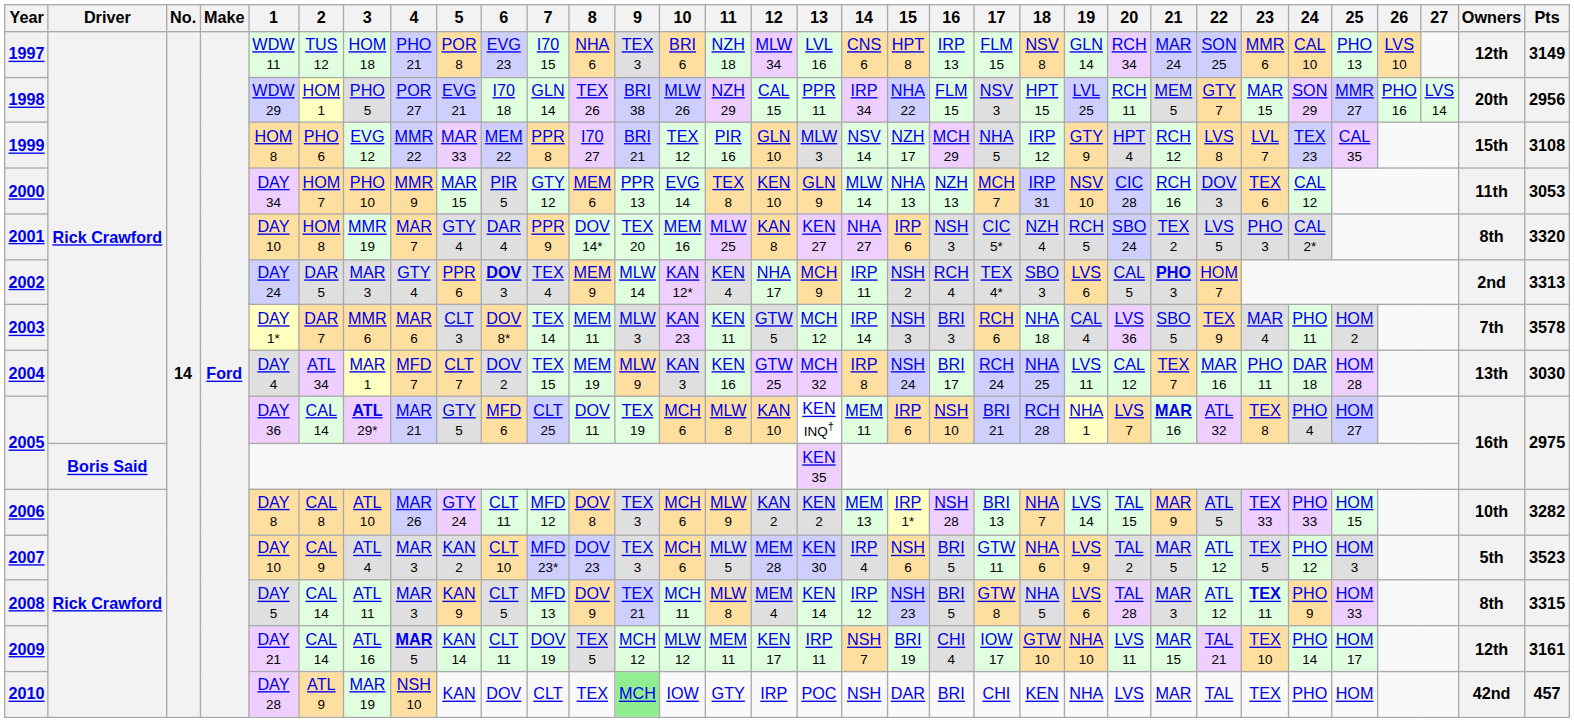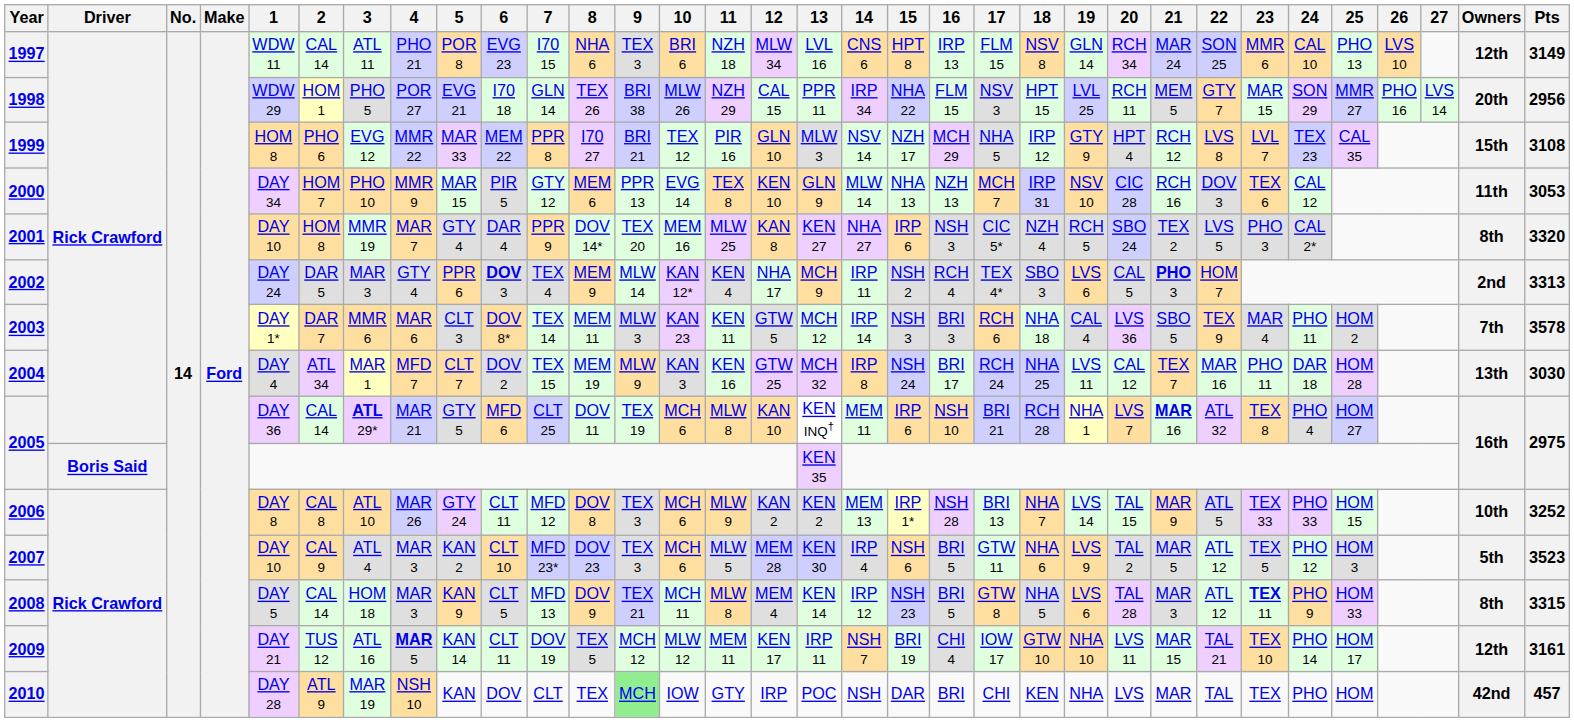(321, 54) TUS 12 -> (321, 54) CAL 14
(367, 54) HOM 18 -> (367, 54) ATL 11
(1547, 512) 3282 -> (1547, 512) 3252
(367, 603) ATL 11 -> (367, 603) HOM 18
(321, 648) CAL 14 -> (321, 648) TUS 12
